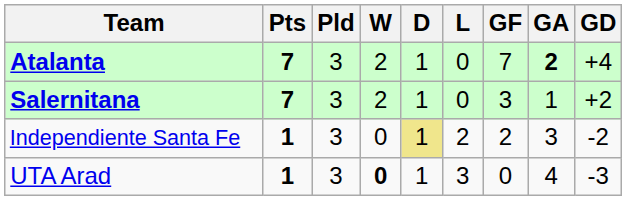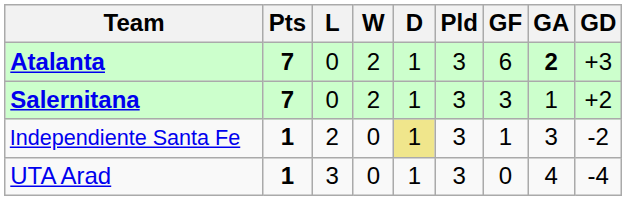columns swapped: (336, 23) <-> (463, 23)
(506, 61) 7 -> (506, 61) 6
(598, 61) +4 -> (598, 61) +3
(506, 137) 2 -> (506, 137) 1
(381, 175) bold -> (373, 175) normal
(598, 175) -3 -> (598, 175) -4
